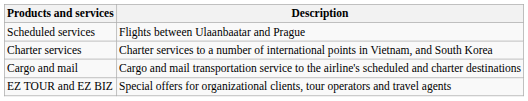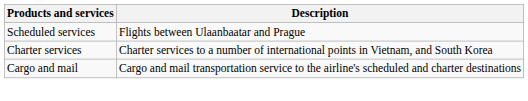- row: (60, 86)
